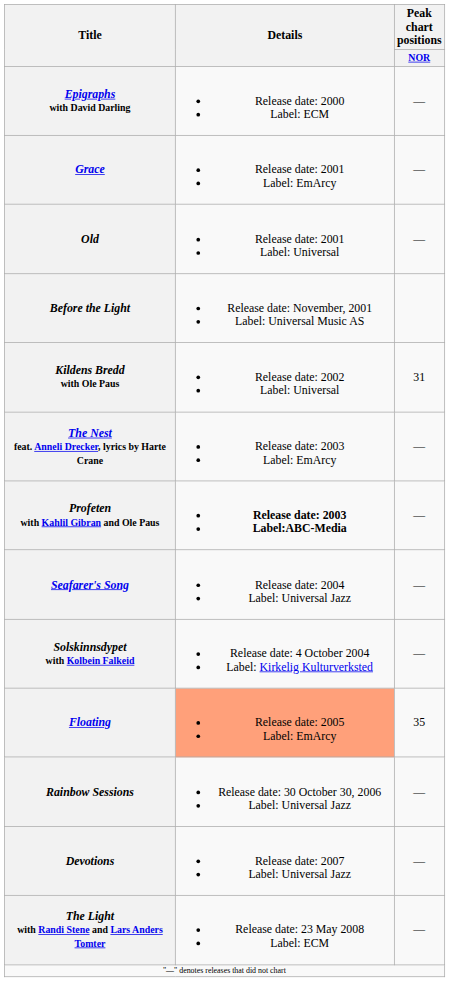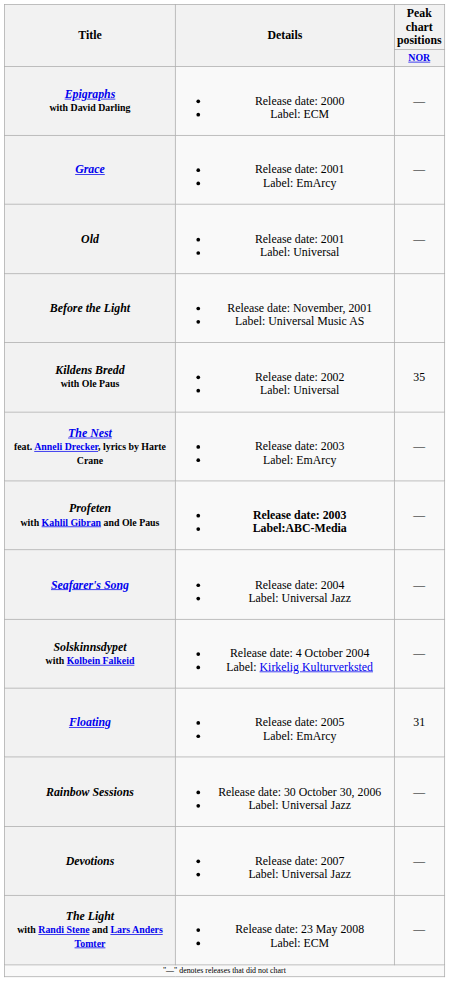(419, 377) 31 -> (419, 377) 35
(285, 729) lightsalmon background -> (285, 729) no background
(419, 722) 35 -> (419, 722) 31
